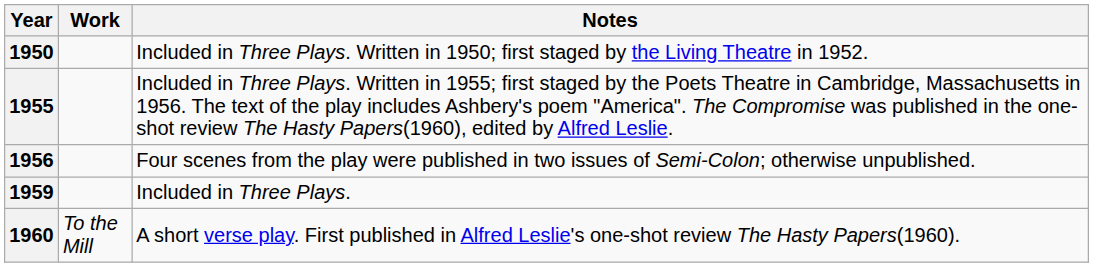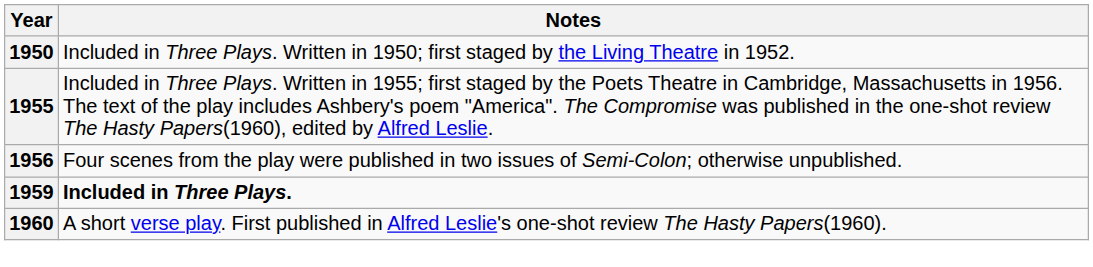- column: (95, 20)
(244, 192) normal -> (177, 192) bold
